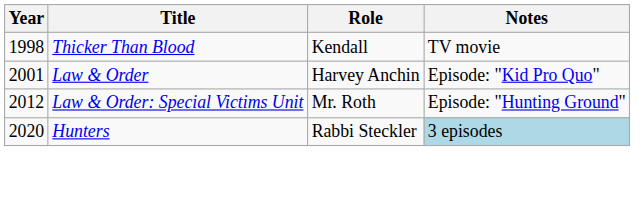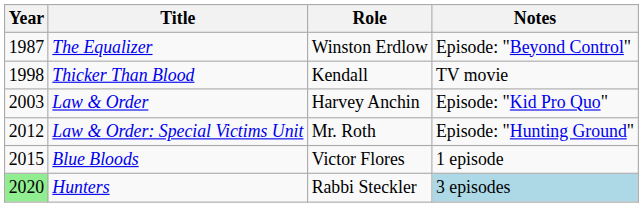+ row: (102, 46)
(26, 74) 2001 -> (26, 103) 2003
+ row: (96, 159)
(26, 131) no background -> (26, 187) lightgreen background
